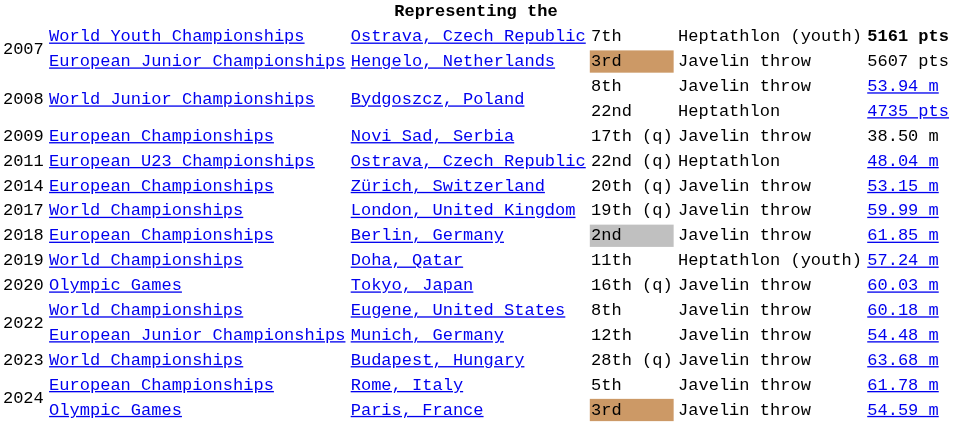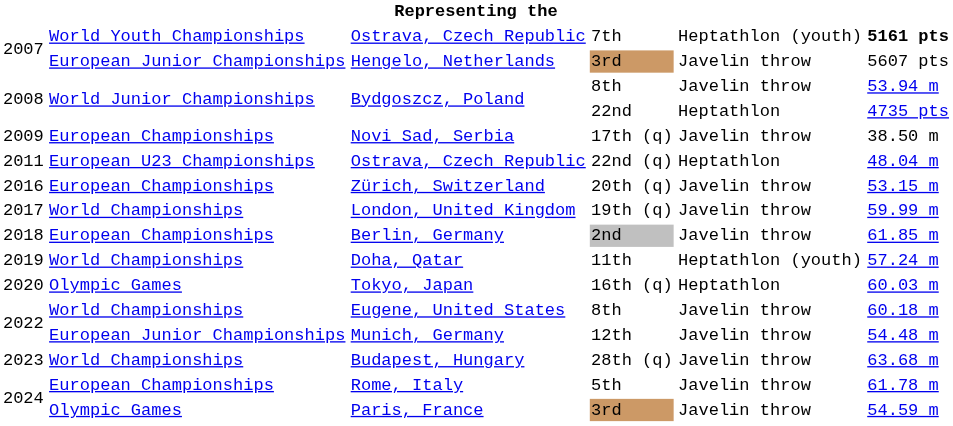(23, 186) 2014 -> (23, 186) 2016
(744, 286) Javelin throw -> (729, 286) Heptathlon
